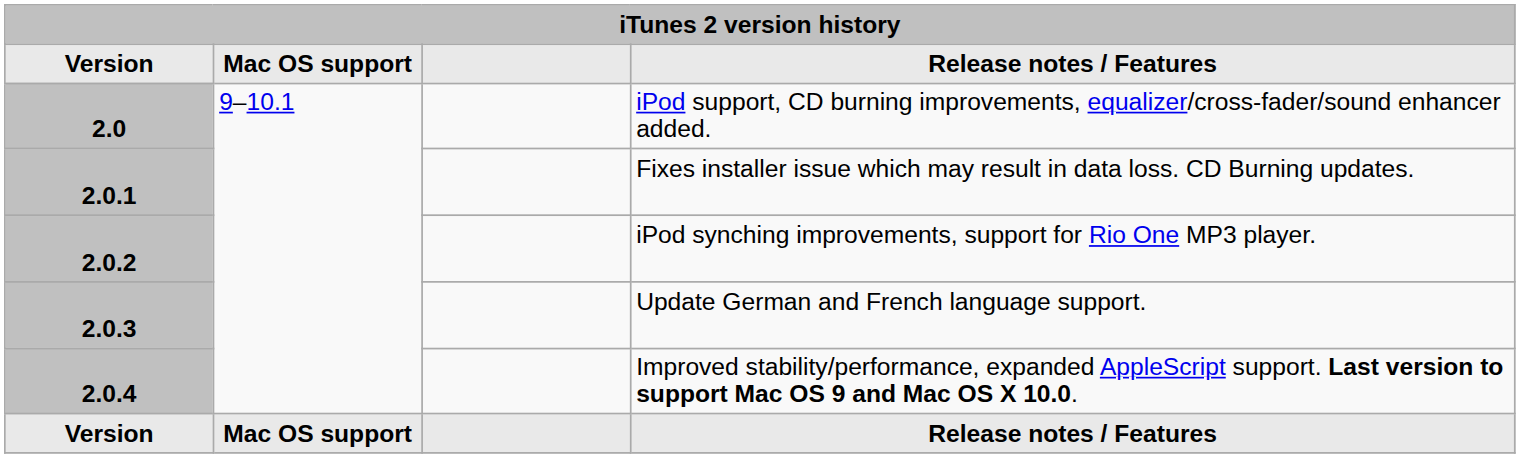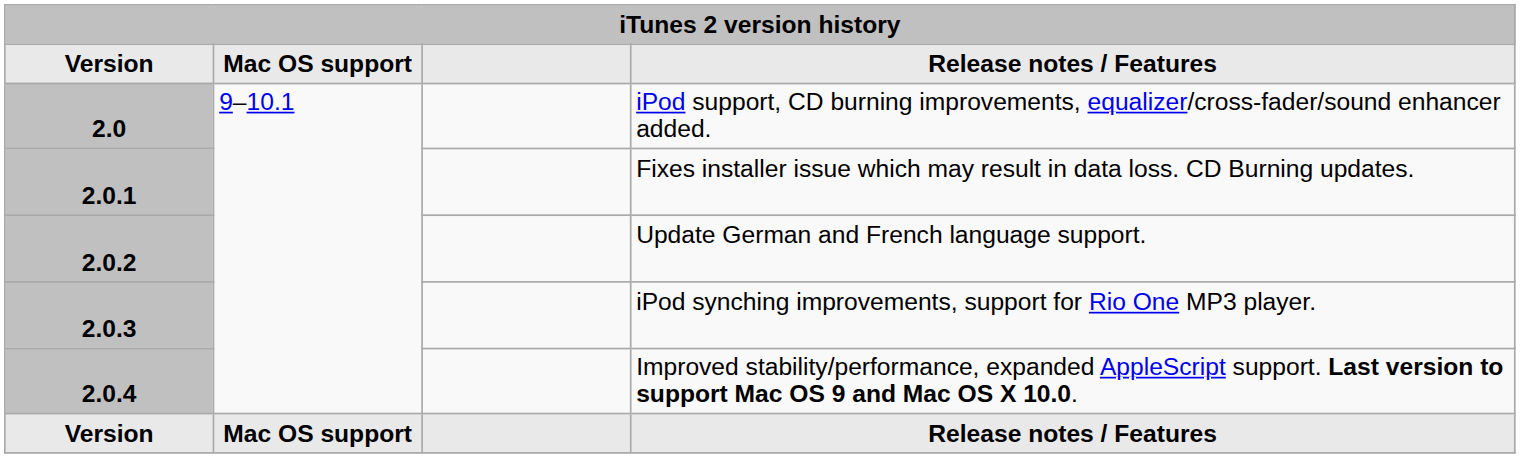(976, 235) iPod synching improvements, support for Rio One MP3 player. -> (891, 235) Update German and French language support.
(891, 301) Update German and French language support. -> (976, 301) iPod synching improvements, support for Rio One MP3 player.
